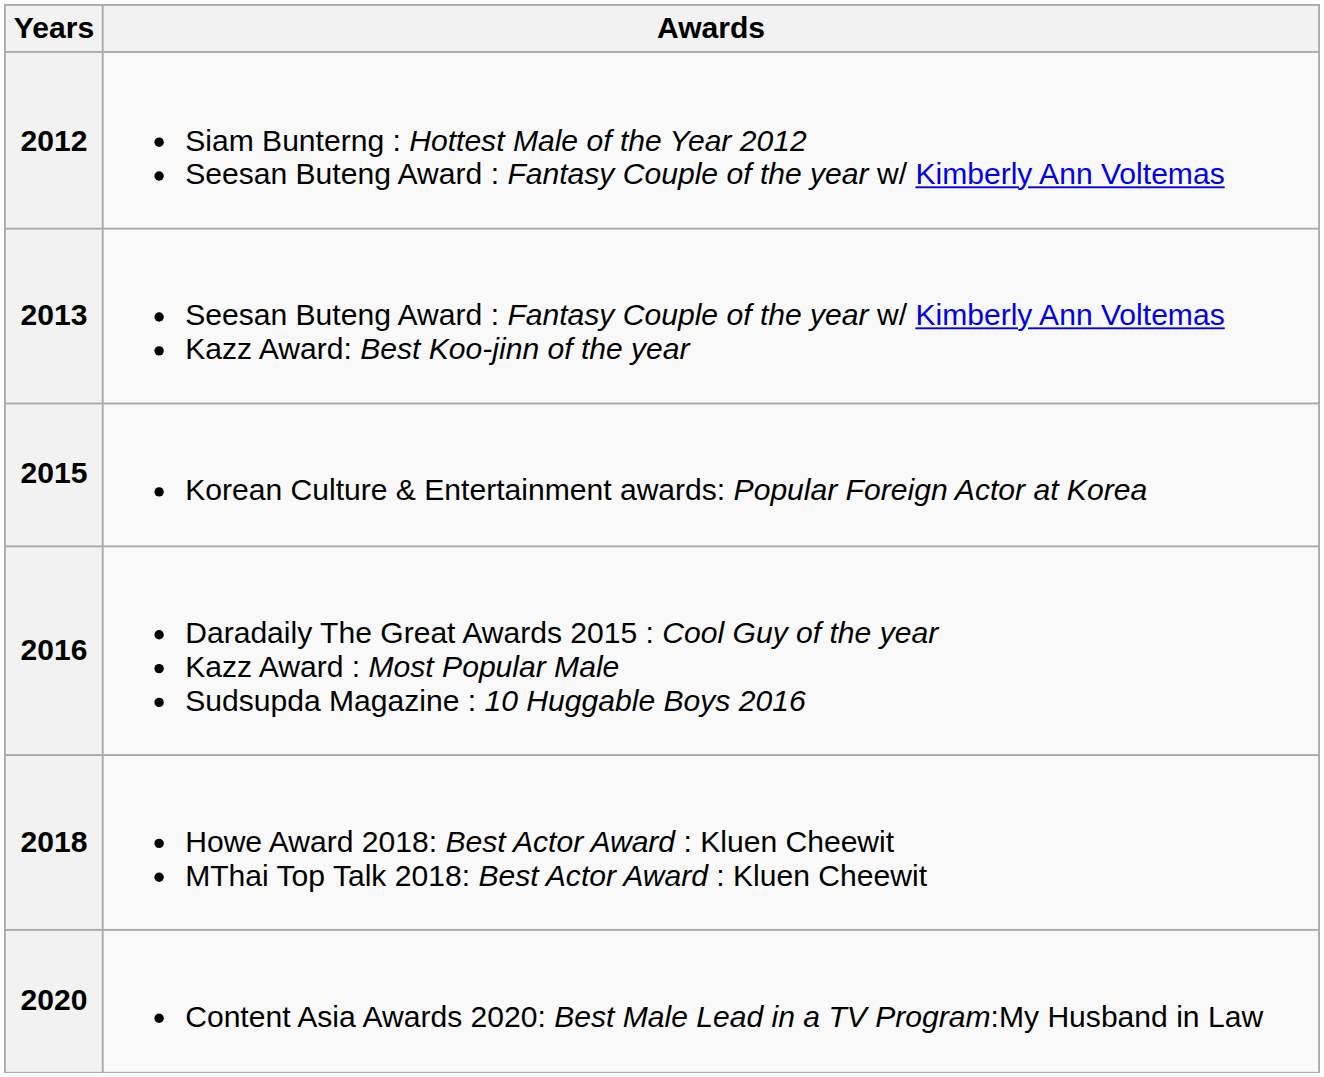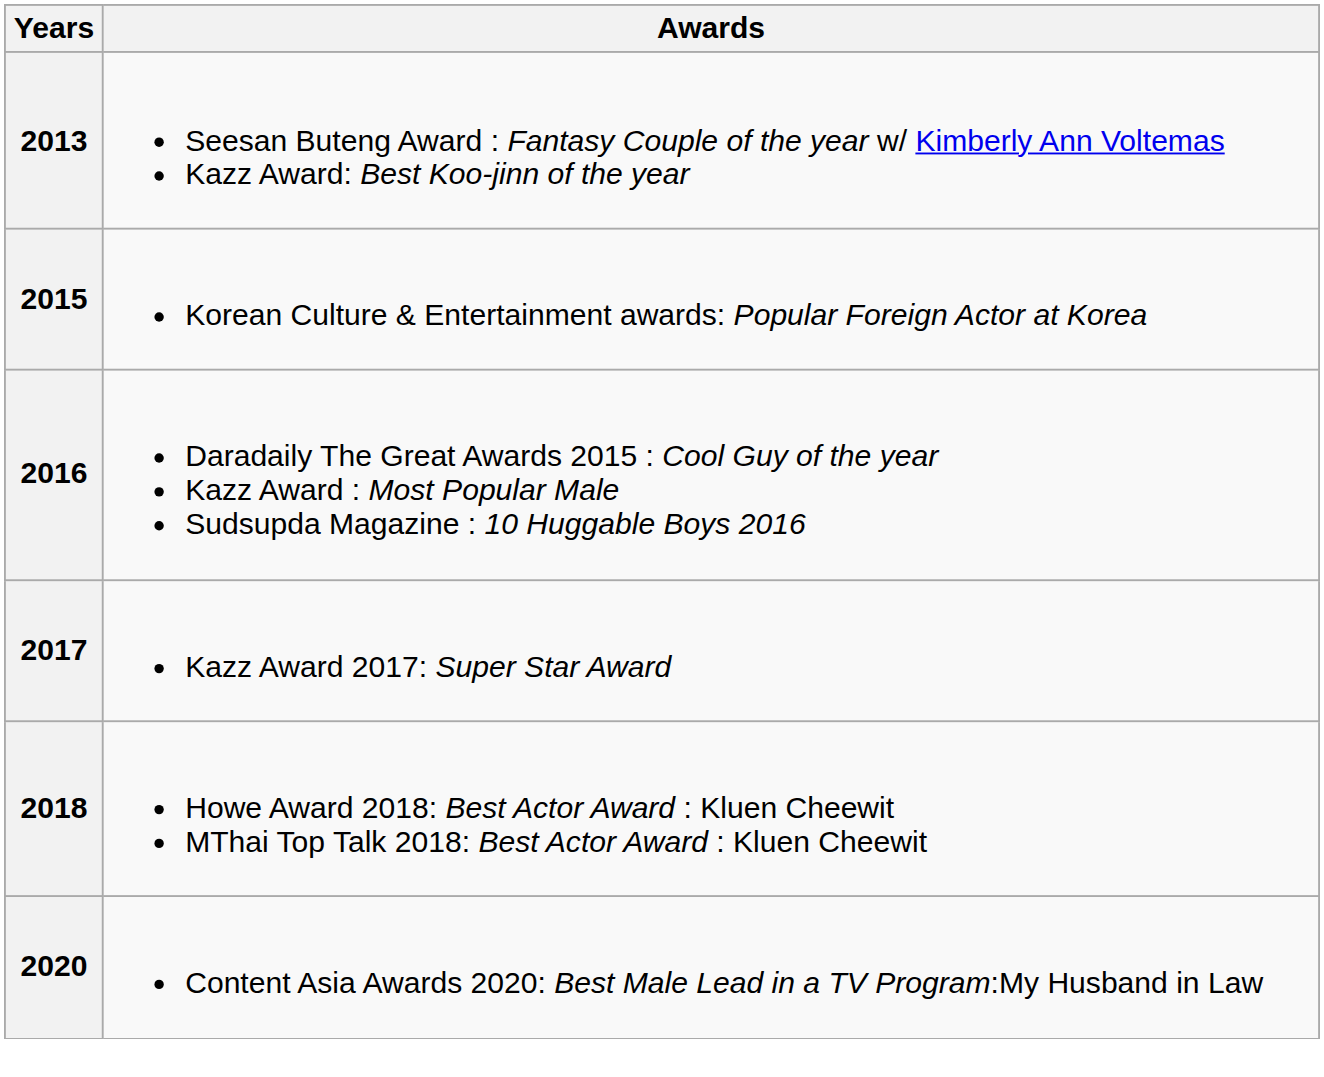- row: (54, 139)
+ row: (54, 649)
